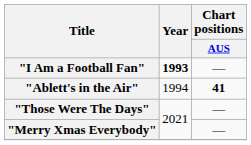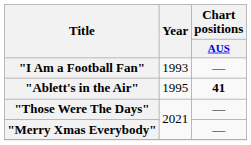(175, 68) bold -> (175, 68) normal
(175, 88) 1994 -> (175, 88) 1995
